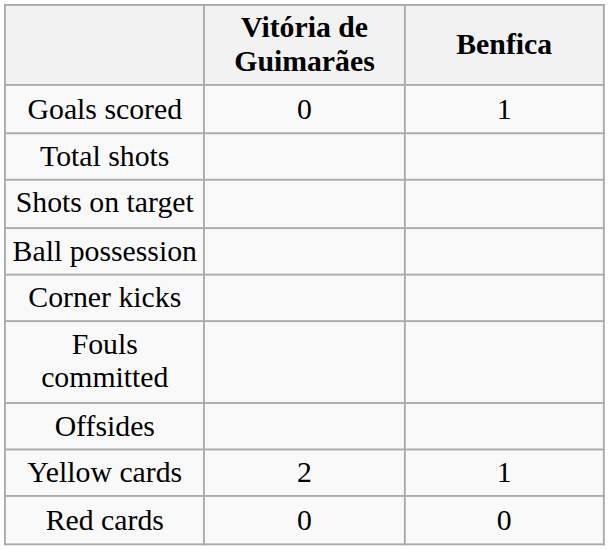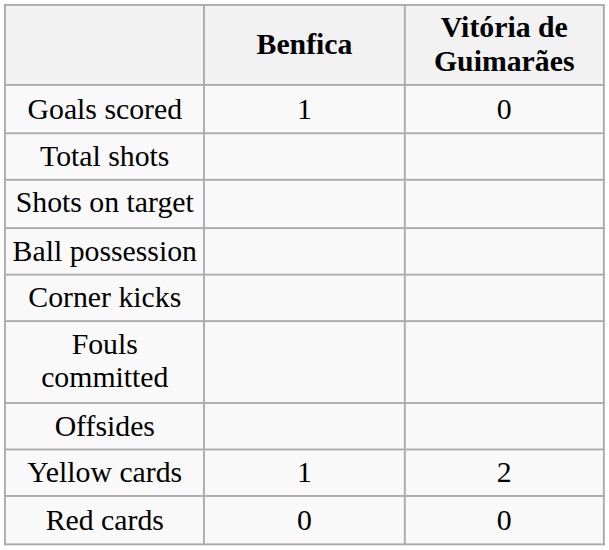columns swapped: (504, 44) <-> (304, 44)
